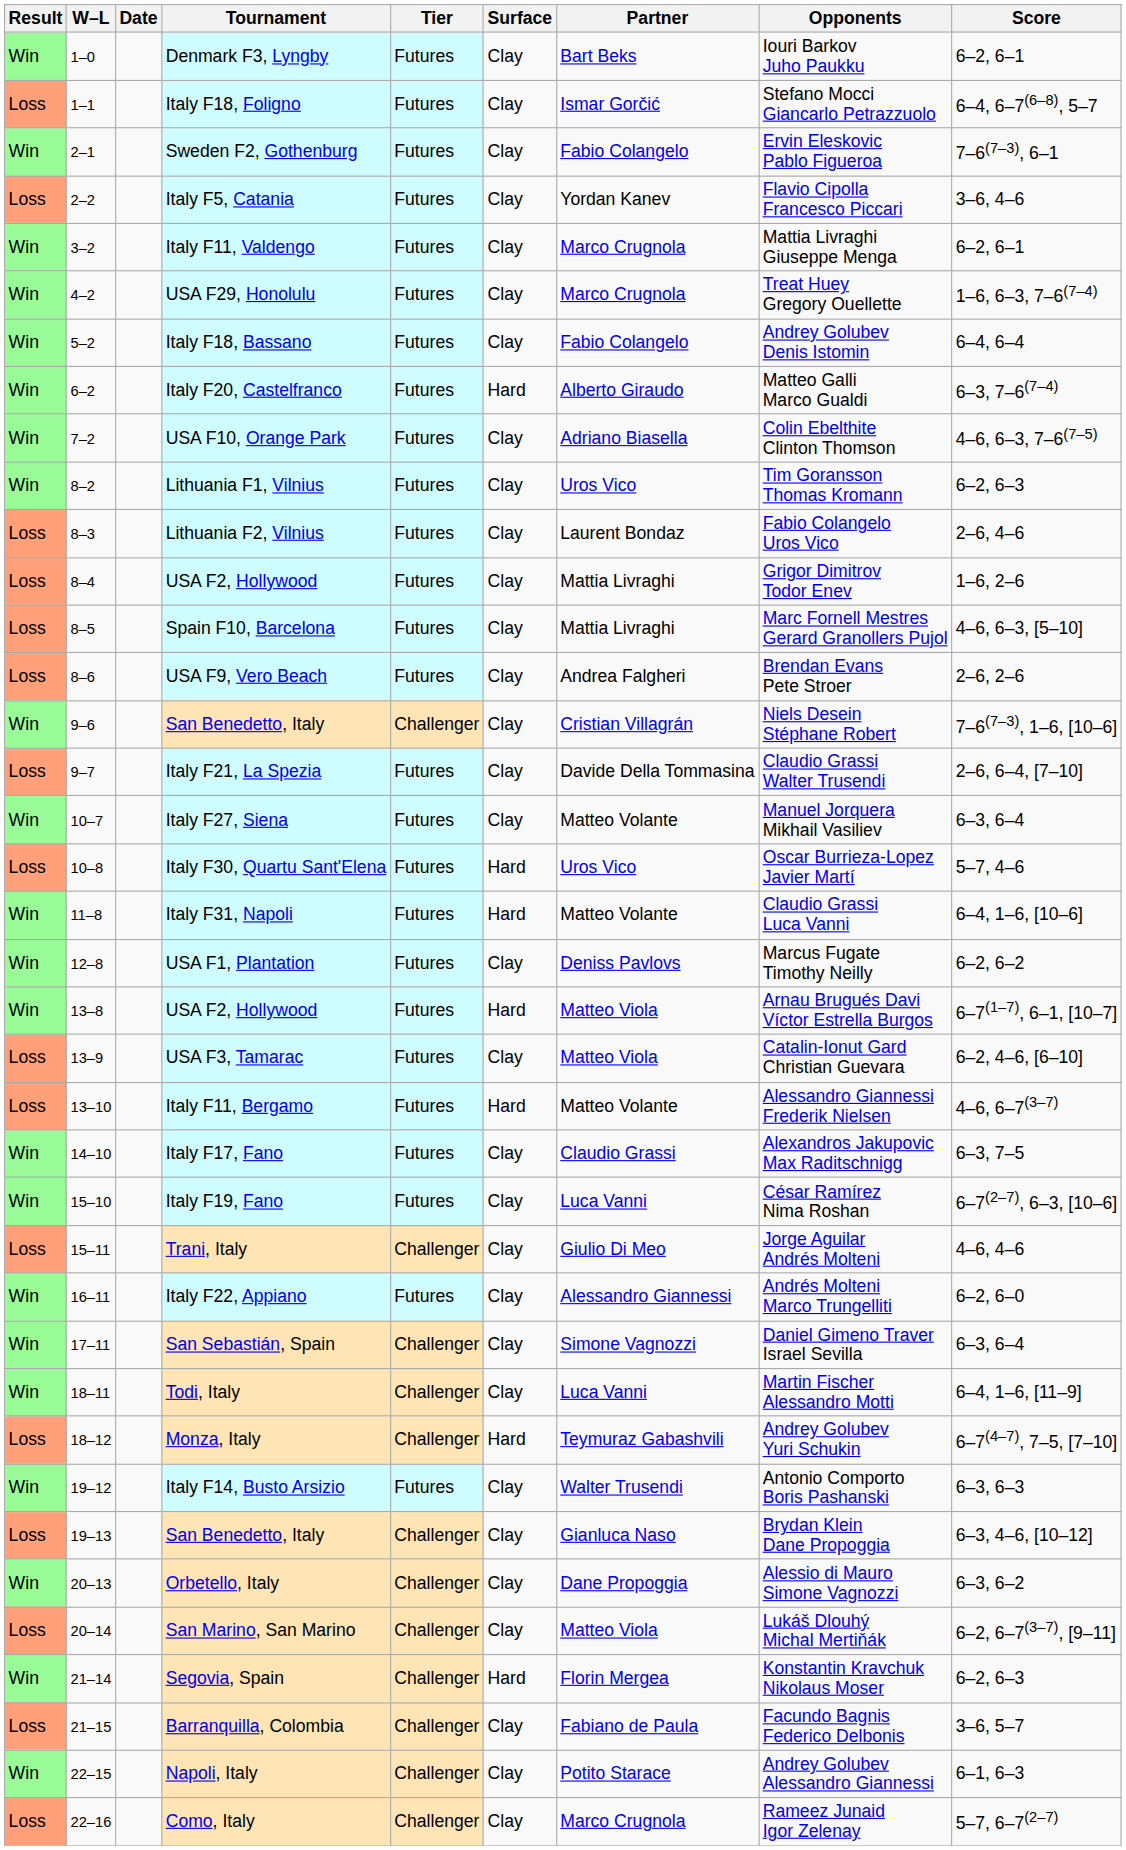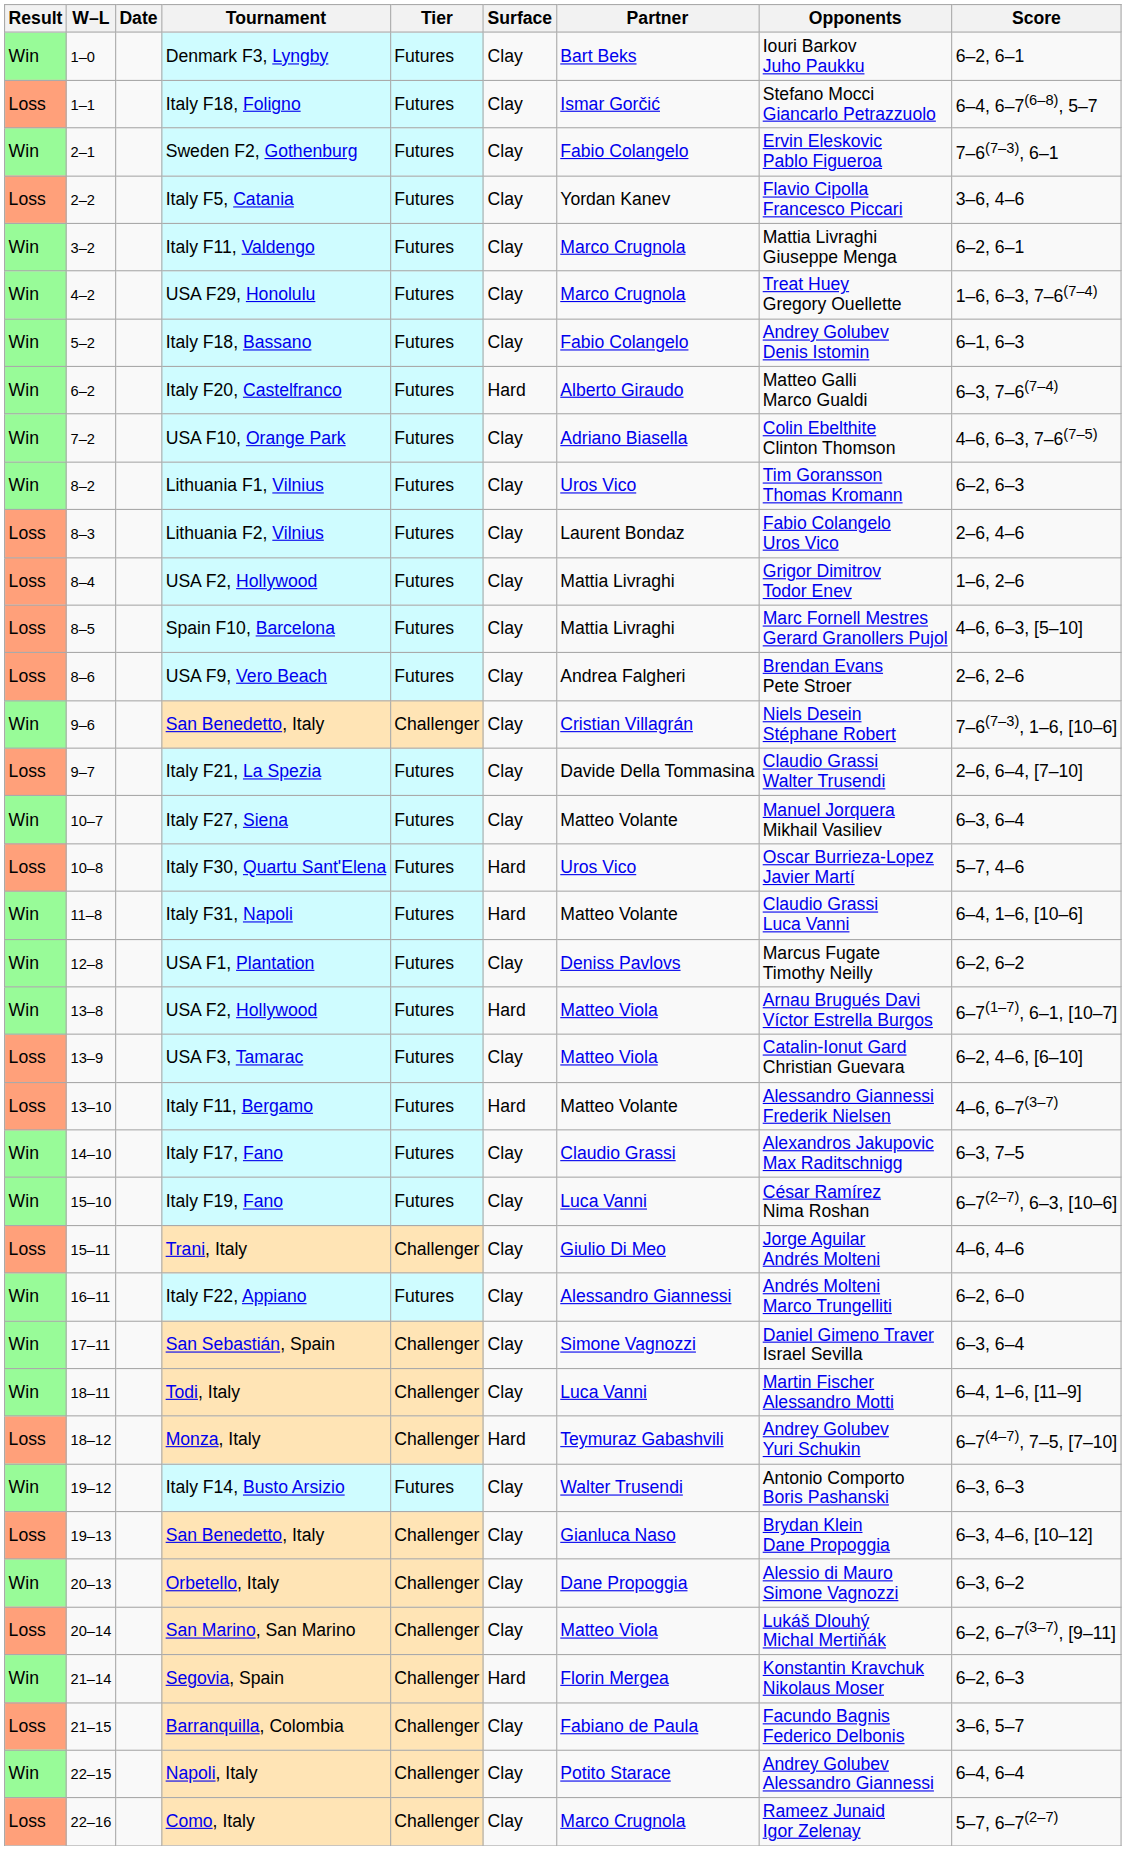(990, 342) 6–4, 6–4 -> (990, 342) 6–1, 6–3
(990, 1773) 6–1, 6–3 -> (990, 1773) 6–4, 6–4
